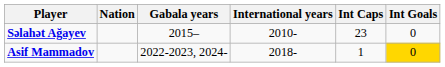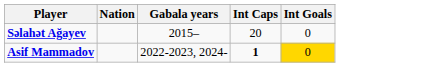- column: (283, 14)
(361, 33) 23 -> (256, 33) 20
(361, 52) normal -> (256, 52) bold
